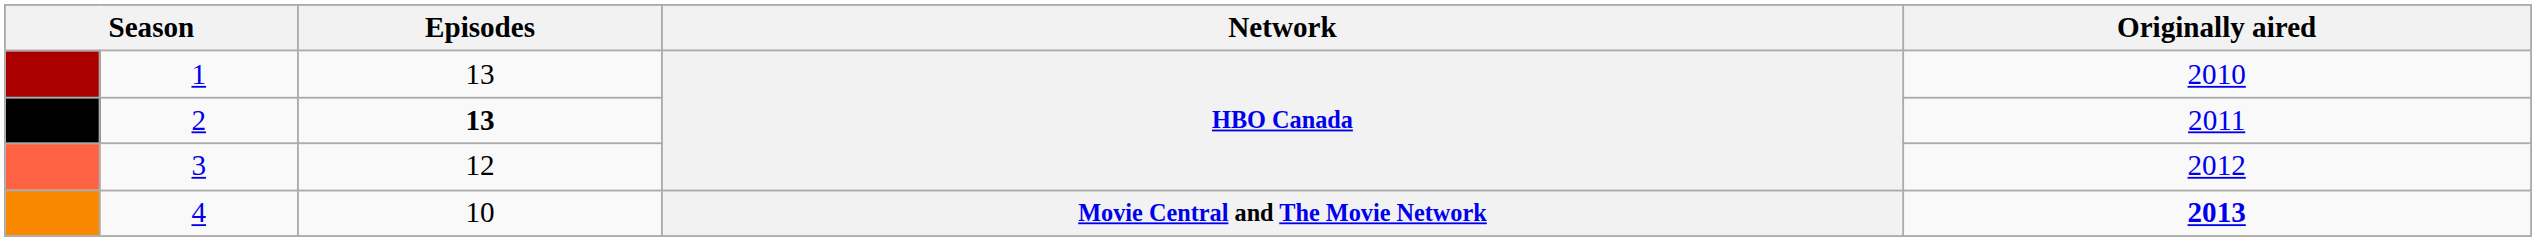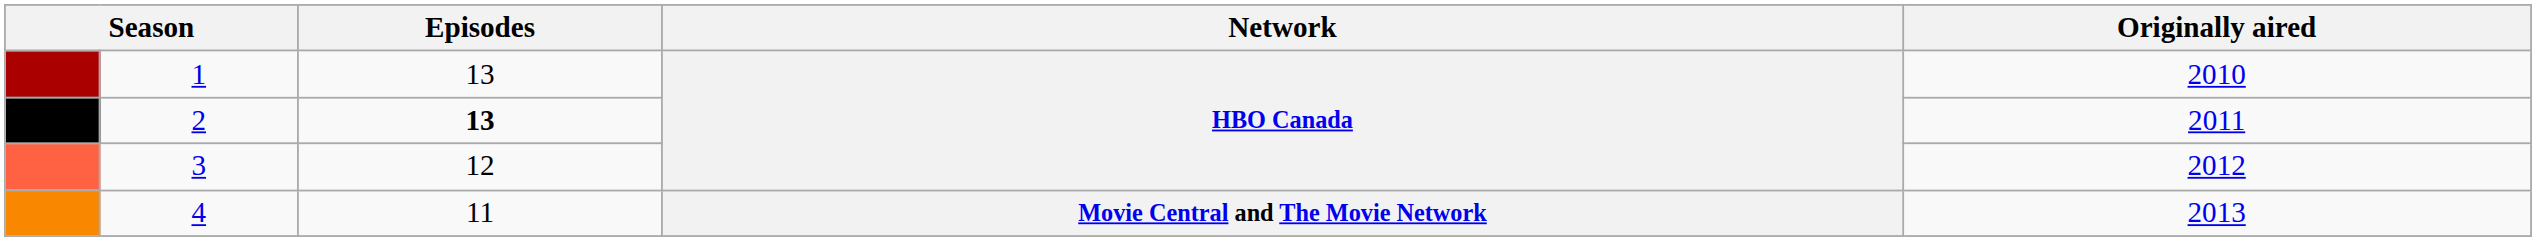(480, 212) 10 -> (480, 212) 11
(2217, 212) bold -> (2217, 212) normal
